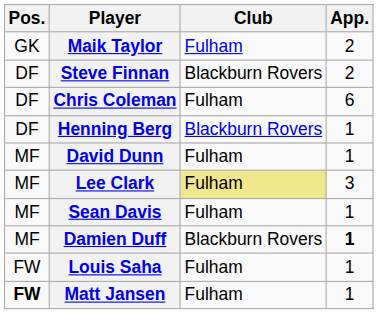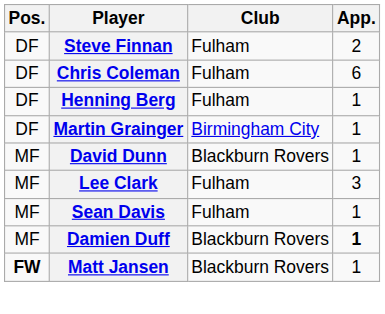- row: (115, 45)
(253, 73) Blackburn Rovers -> (220, 45) Fulham
(253, 128) Blackburn Rovers -> (220, 101) Fulham
+ row: (118, 128)
(214, 156) Fulham -> (260, 156) Blackburn Rovers
(214, 184) khaki background -> (220, 184) no background
- row: (115, 267)
(214, 294) Fulham -> (260, 267) Blackburn Rovers
